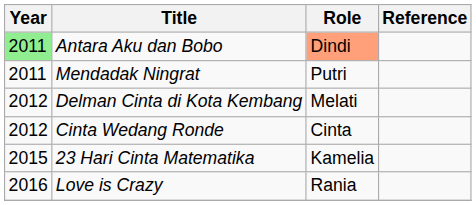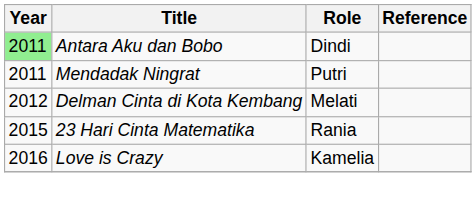(331, 46) lightsalmon background -> (331, 46) no background
- row: (140, 130)
(342, 158) Kamelia -> (334, 130) Rania
(334, 185) Rania -> (342, 158) Kamelia
